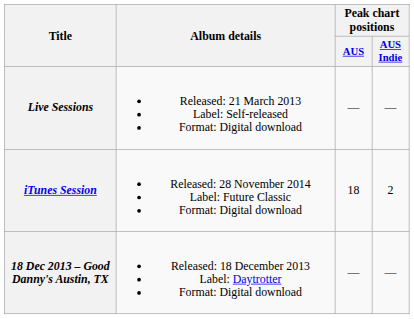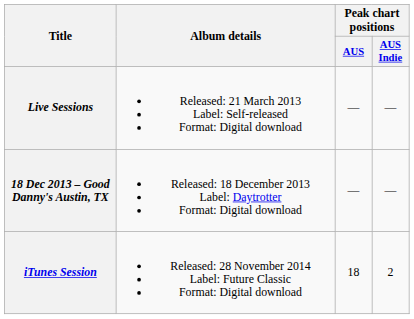rows swapped: (60, 272) <-> (60, 190)
